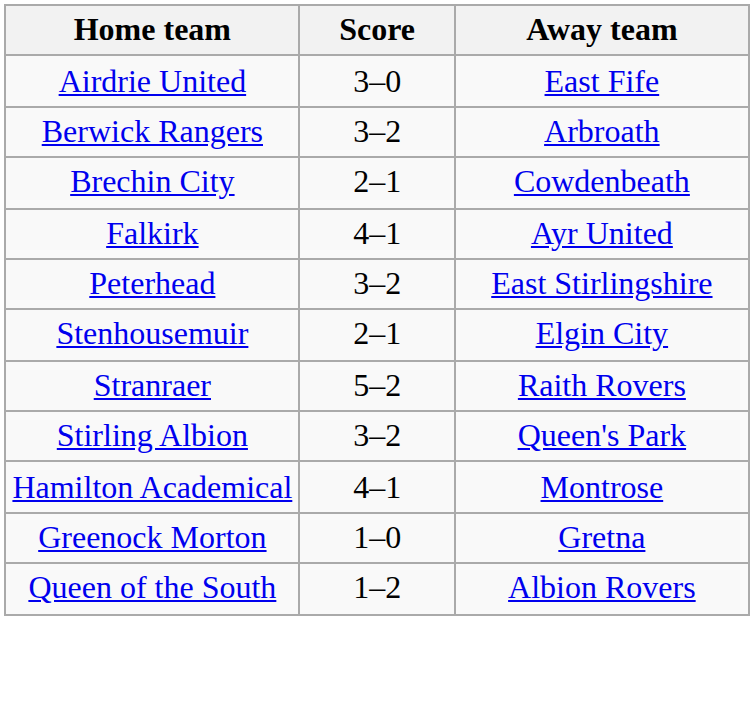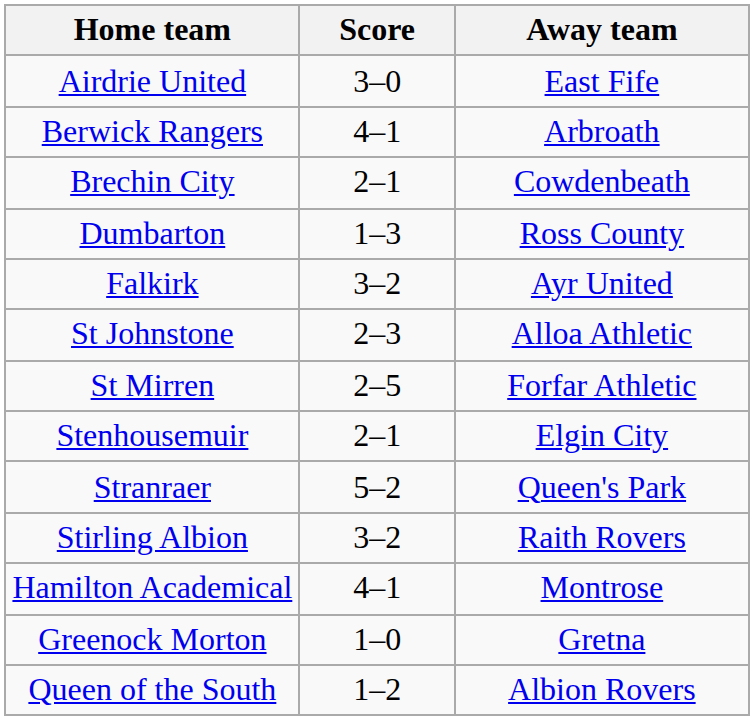(377, 131) 3–2 -> (377, 131) 4–1
+ row: (152, 232)
(377, 232) 4–1 -> (377, 283) 3–2
- row: (152, 283)
+ row: (152, 334)
+ row: (152, 385)
(602, 385) Raith Rovers -> (602, 486) Queen's Park
(602, 435) Queen's Park -> (602, 537) Raith Rovers
